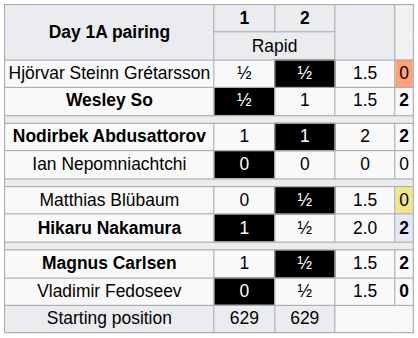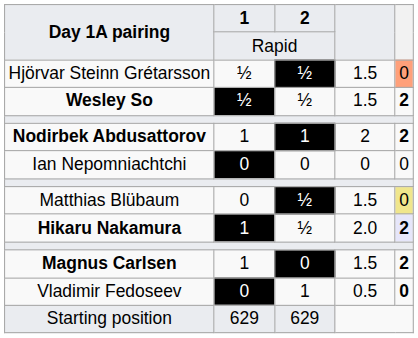(305, 101) 1 -> (305, 101) ½
(305, 263) ½ -> (305, 263) 0
(305, 291) ½ -> (305, 291) 1
(365, 291) 1.5 -> (365, 291) 0.5
